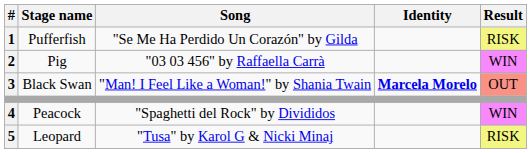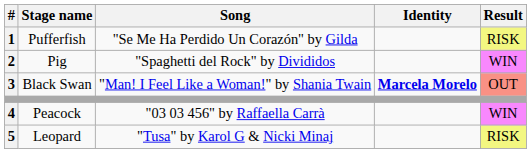(235, 61) "03 03 456" by Raffaella Carrà -> (235, 61) "Spaghetti del Rock" by Divididos
(235, 113) "Spaghetti del Rock" by Divididos -> (235, 113) "03 03 456" by Raffaella Carrà
